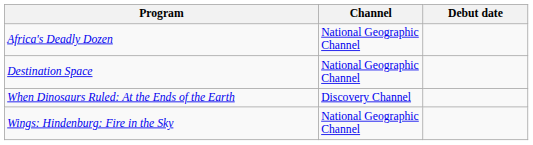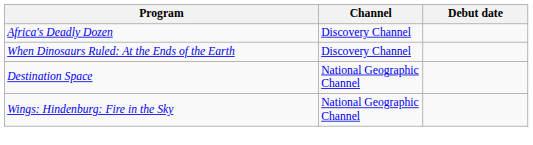(370, 39) National Geographic Channel -> (366, 32) Discovery Channel
rows swapped: (121, 97) <-> (50, 71)
